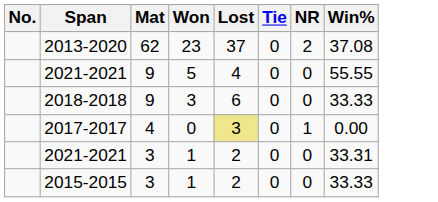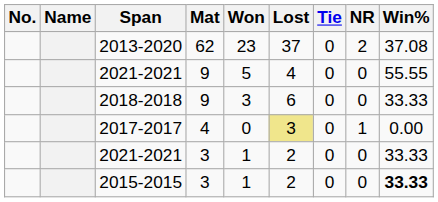+ column: (68, 18)
(351, 155) 33.31 -> (406, 155) 33.33
(351, 182) normal -> (406, 182) bold
